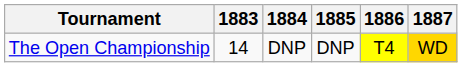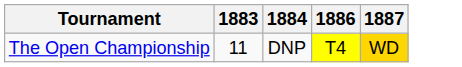- column: (335, 19)
(238, 48) 14 -> (238, 48) 11
